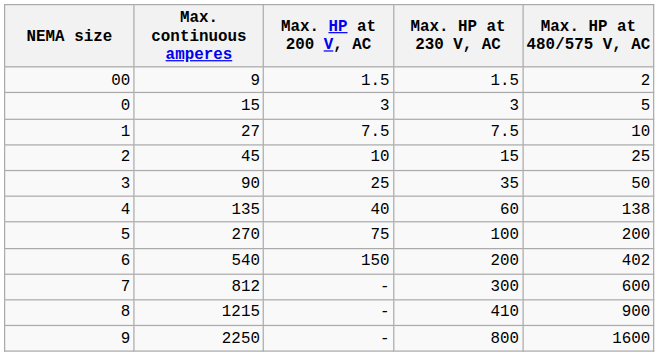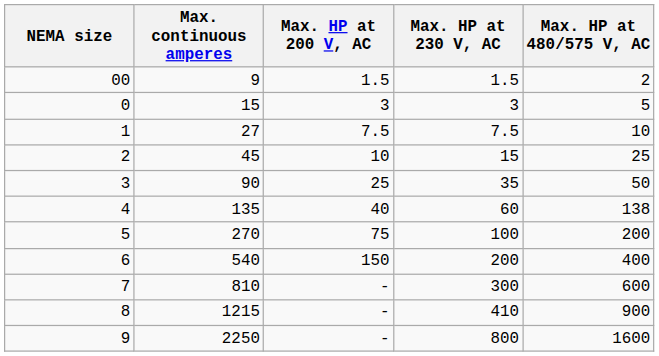(636, 261) 402 -> (636, 261) 400
(246, 287) 812 -> (246, 287) 810
